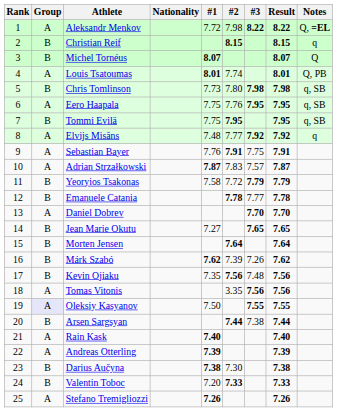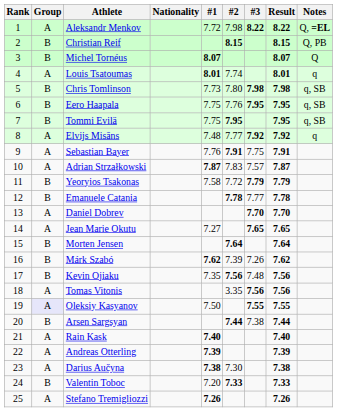(315, 43) q -> (315, 43) Q, PB
(315, 74) Q, PB -> (315, 74) q
(48, 105) A -> (48, 105) B
(48, 228) B -> (48, 228) A
(48, 368) B -> (48, 368) A
